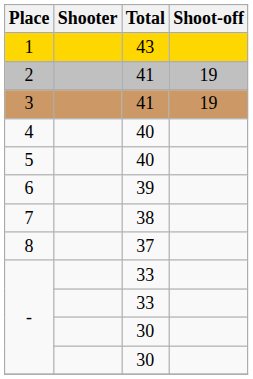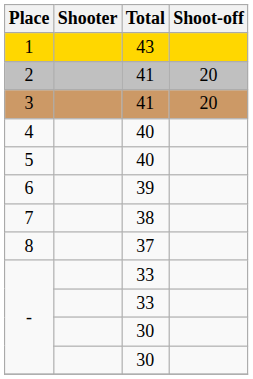(209, 75) 19 -> (209, 75) 20
(209, 103) 19 -> (209, 103) 20
